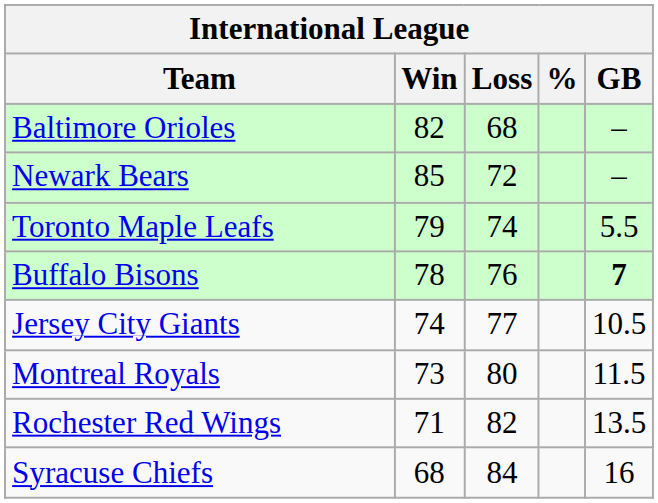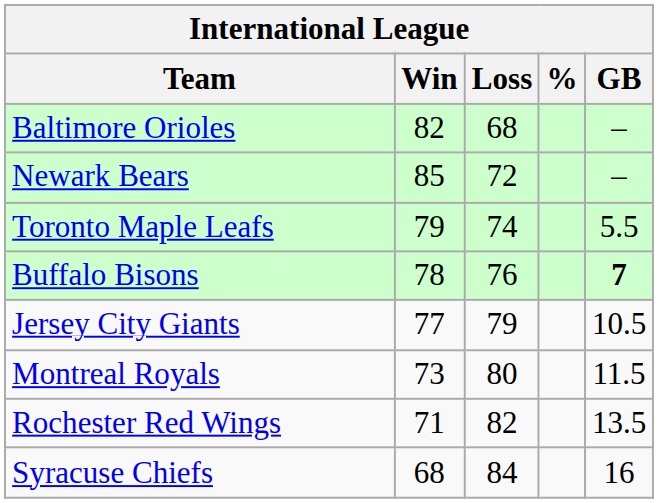(429, 324) 74 -> (429, 324) 77
(502, 324) 77 -> (502, 324) 79
